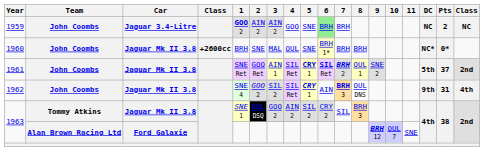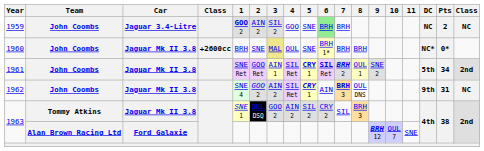(275, 27) AIN 2 -> (275, 27) SIL 2
(275, 48) no background -> (275, 48) khaki background
(445, 69) 37 -> (445, 69) 34
(275, 90) SIL 2 -> (275, 90) AIN 2
(467, 90) 4th -> (467, 90) NC
